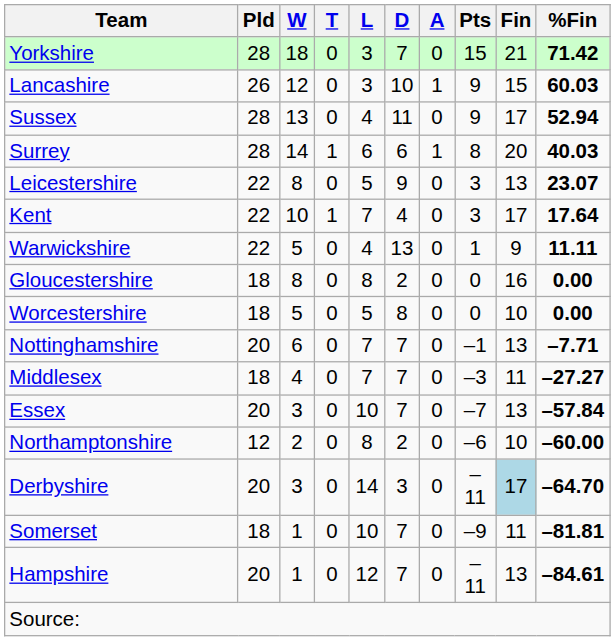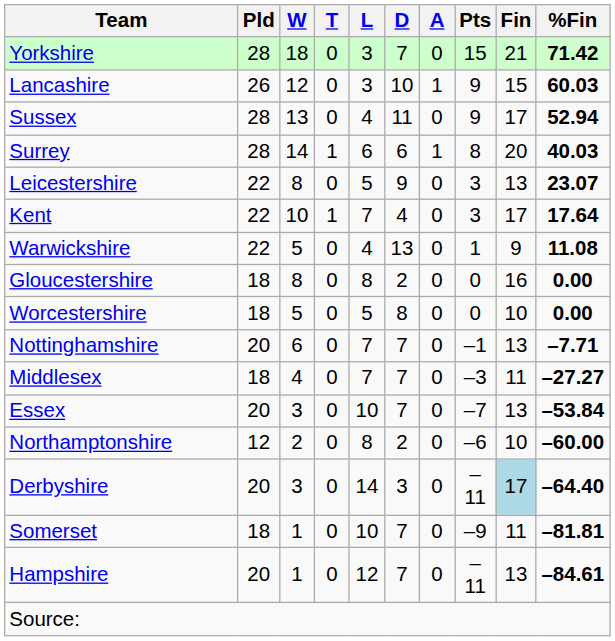(573, 248) 11.11 -> (573, 248) 11.08
(573, 410) –57.84 -> (573, 410) –53.84
(573, 486) –64.70 -> (573, 486) –64.40
